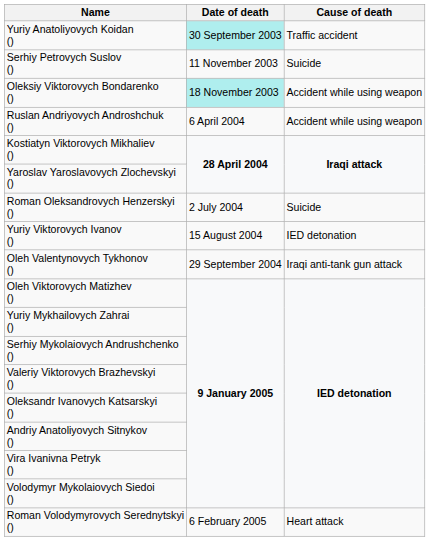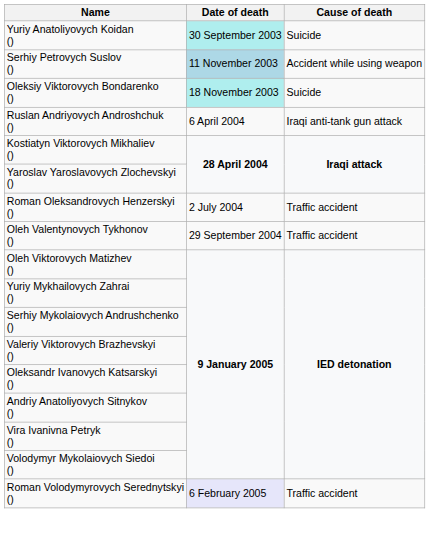(322, 35) Traffic accident -> (304, 35) Suicide
(233, 64) no background -> (233, 64) lightblue background
(304, 64) Suicide -> (354, 64) Accident while using weapon
(354, 92) Accident while using weapon -> (304, 92) Suicide
(354, 121) Accident while using weapon -> (344, 121) Iraqi anti-tank gun attack
(304, 207) Suicide -> (322, 207) Traffic accident
- row: (64, 235)
(344, 264) Iraqi anti-tank gun attack -> (322, 235) Traffic accident
(228, 522) no background -> (228, 493) lavender background
(315, 522) Heart attack -> (322, 493) Traffic accident
